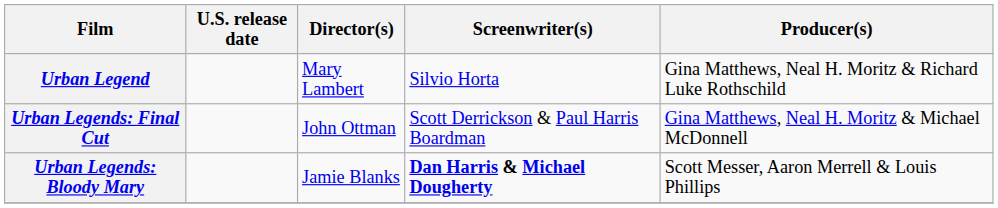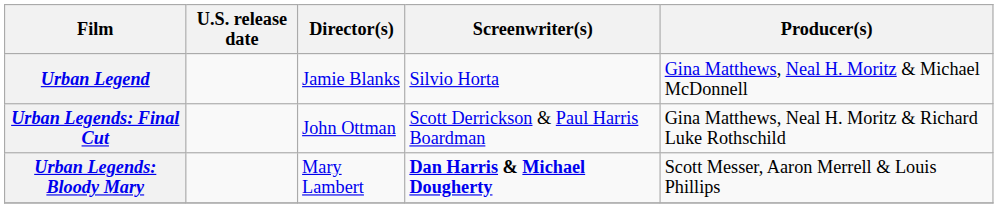(333, 78) Mary Lambert -> (351, 78) Jamie Blanks
(821, 78) Gina Matthews, Neal H. Moritz & Richard Luke Rothschild -> (822, 78) Gina Matthews, Neal H. Moritz & Michael McDonnell
(822, 128) Gina Matthews, Neal H. Moritz & Michael McDonnell -> (821, 128) Gina Matthews, Neal H. Moritz & Richard Luke Rothschild
(351, 177) Jamie Blanks -> (333, 177) Mary Lambert
